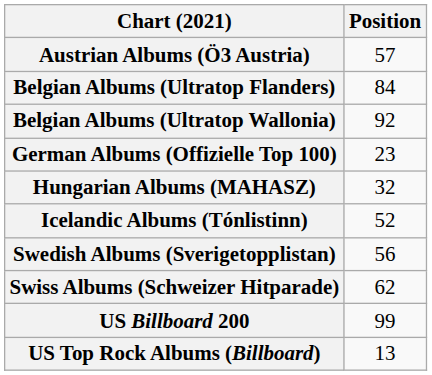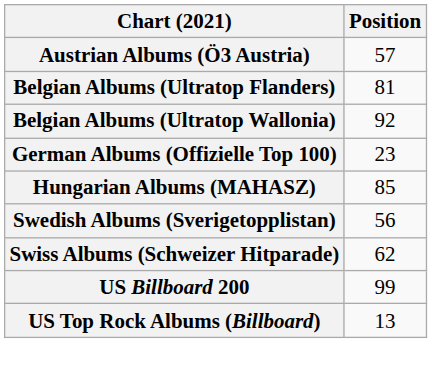(385, 87) 84 -> (385, 87) 81
(385, 187) 32 -> (385, 187) 85
- row: (174, 220)
